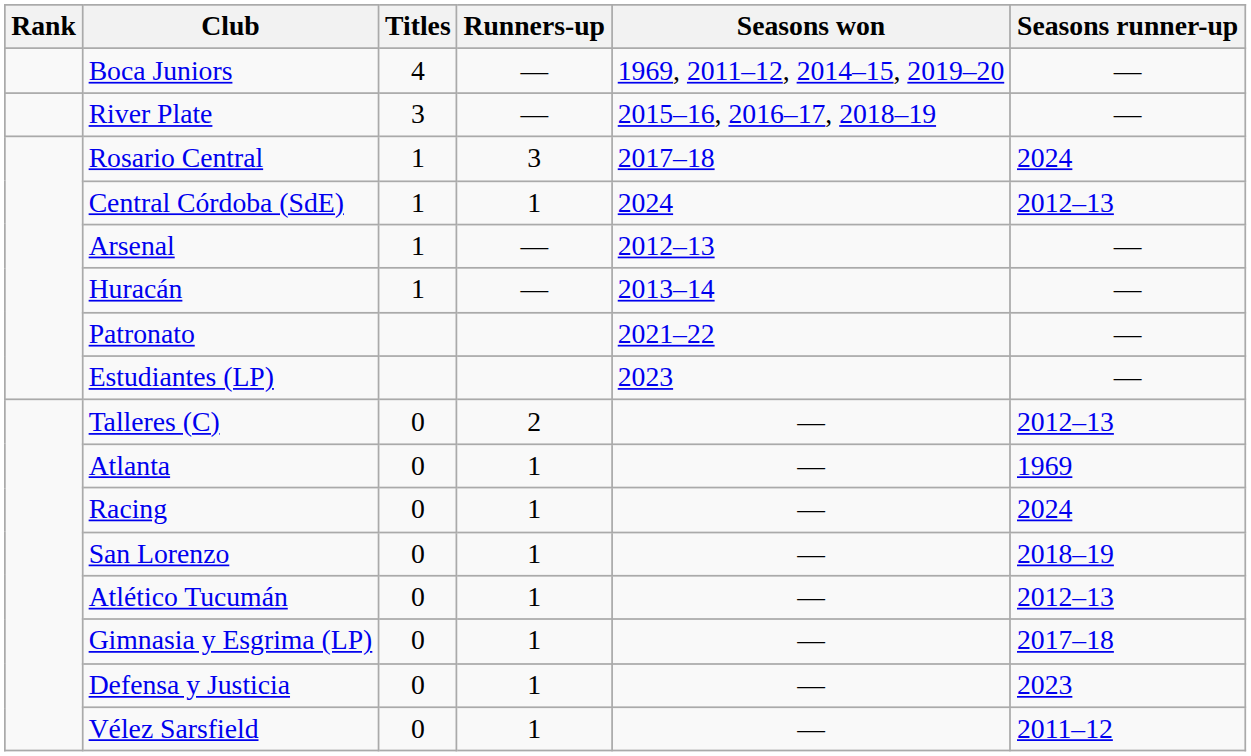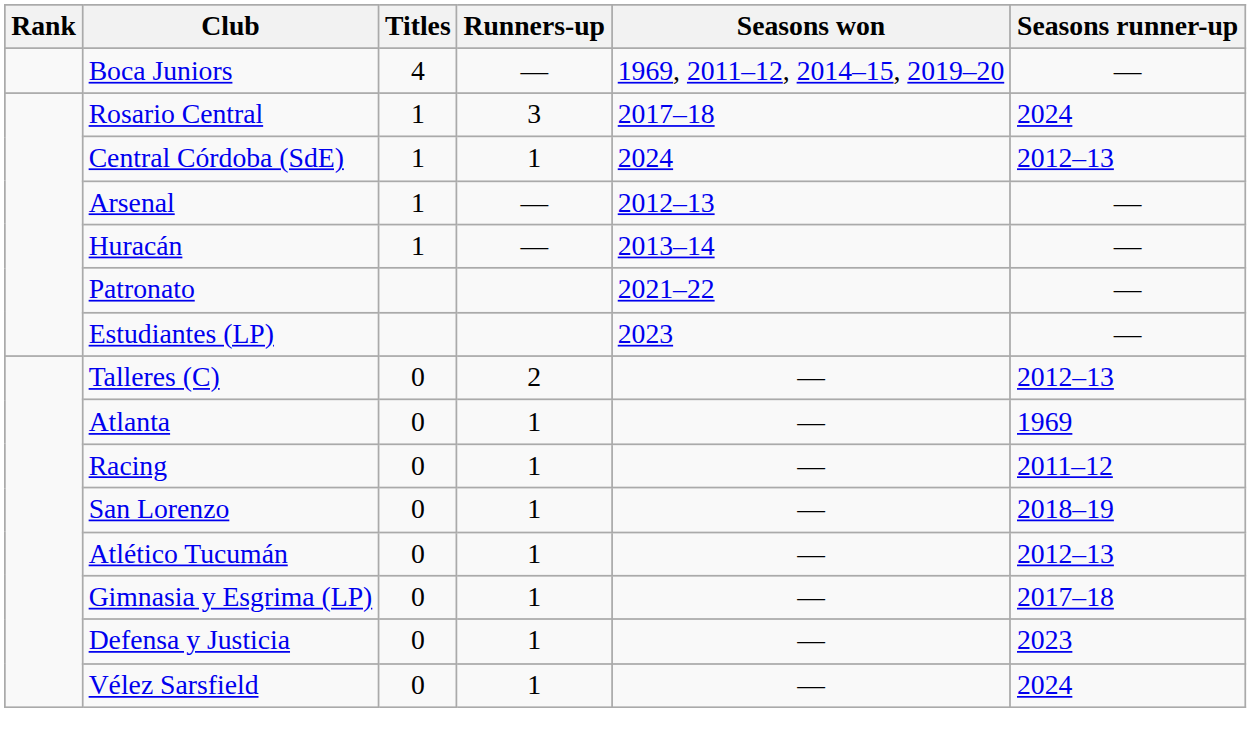- row: (151, 114)
(1045, 509) 2024 -> (1065, 465) 2011–12
(1065, 728) 2011–12 -> (1045, 684) 2024
